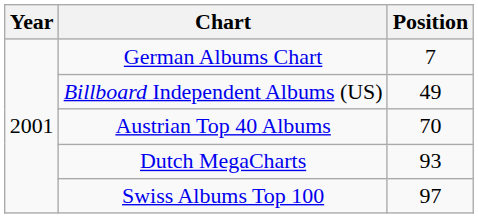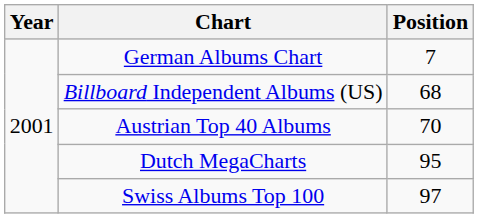(430, 91) 49 -> (430, 91) 68
(430, 160) 93 -> (430, 160) 95
